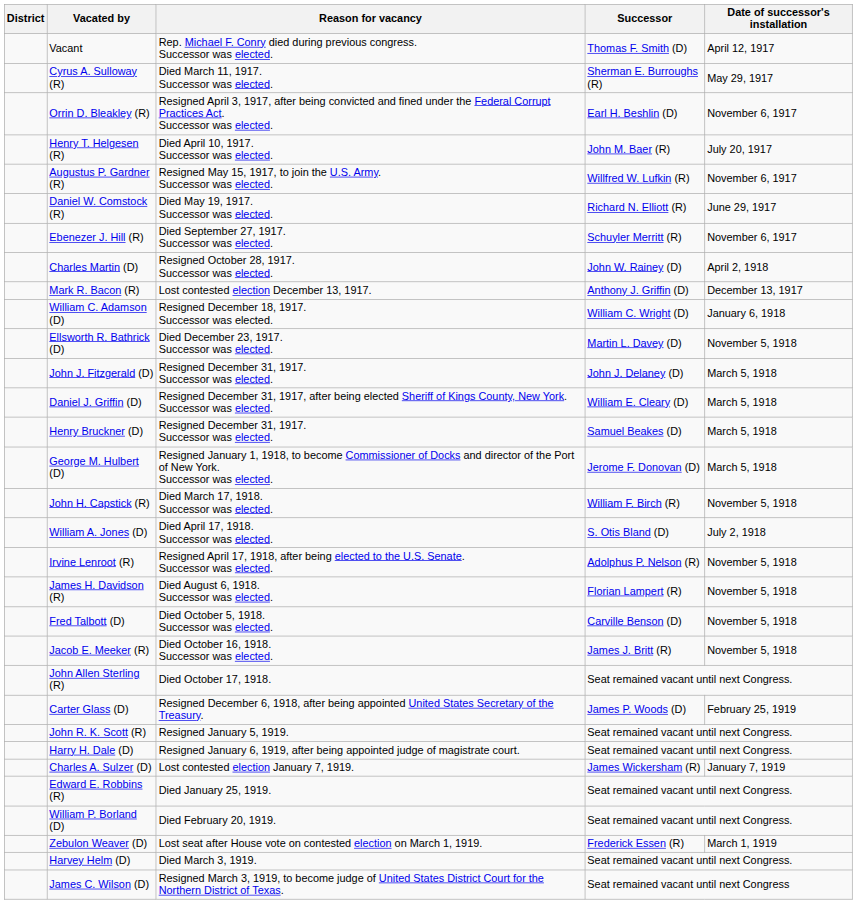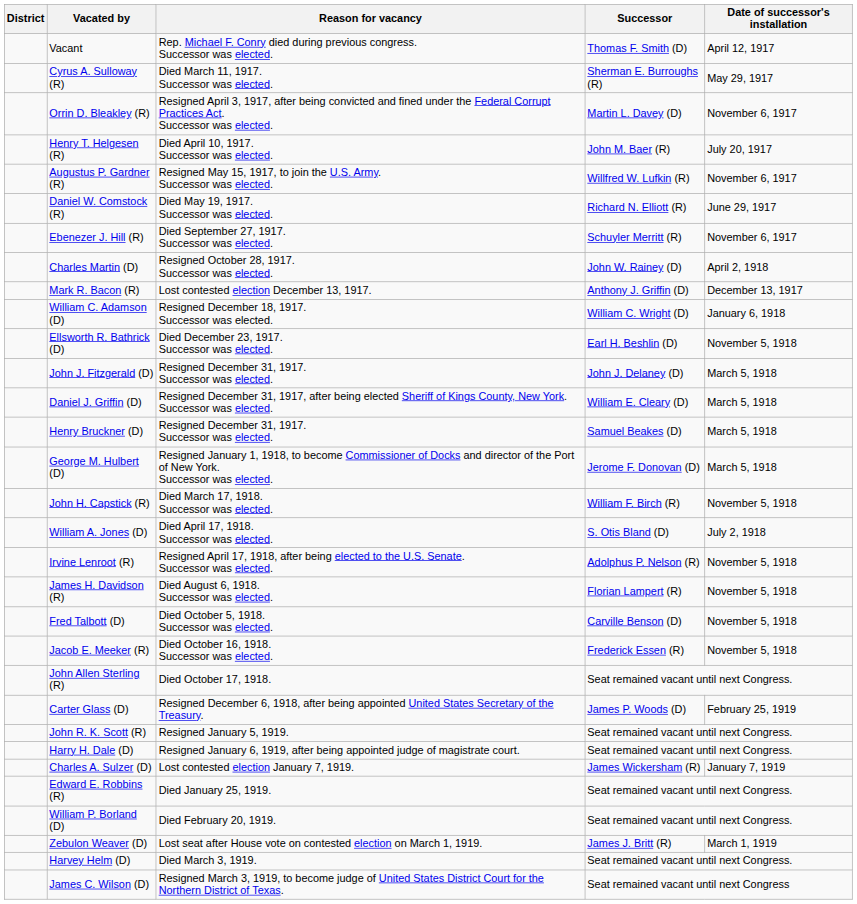(632, 113) Earl H. Beshlin (D) -> (634, 113) Martin L. Davey (D)
(634, 343) Martin L. Davey (D) -> (632, 343) Earl H. Beshlin (D)
(629, 650) James J. Britt (R) -> (636, 650) Frederick Essen (R)
(636, 844) Frederick Essen (R) -> (629, 844) James J. Britt (R)
